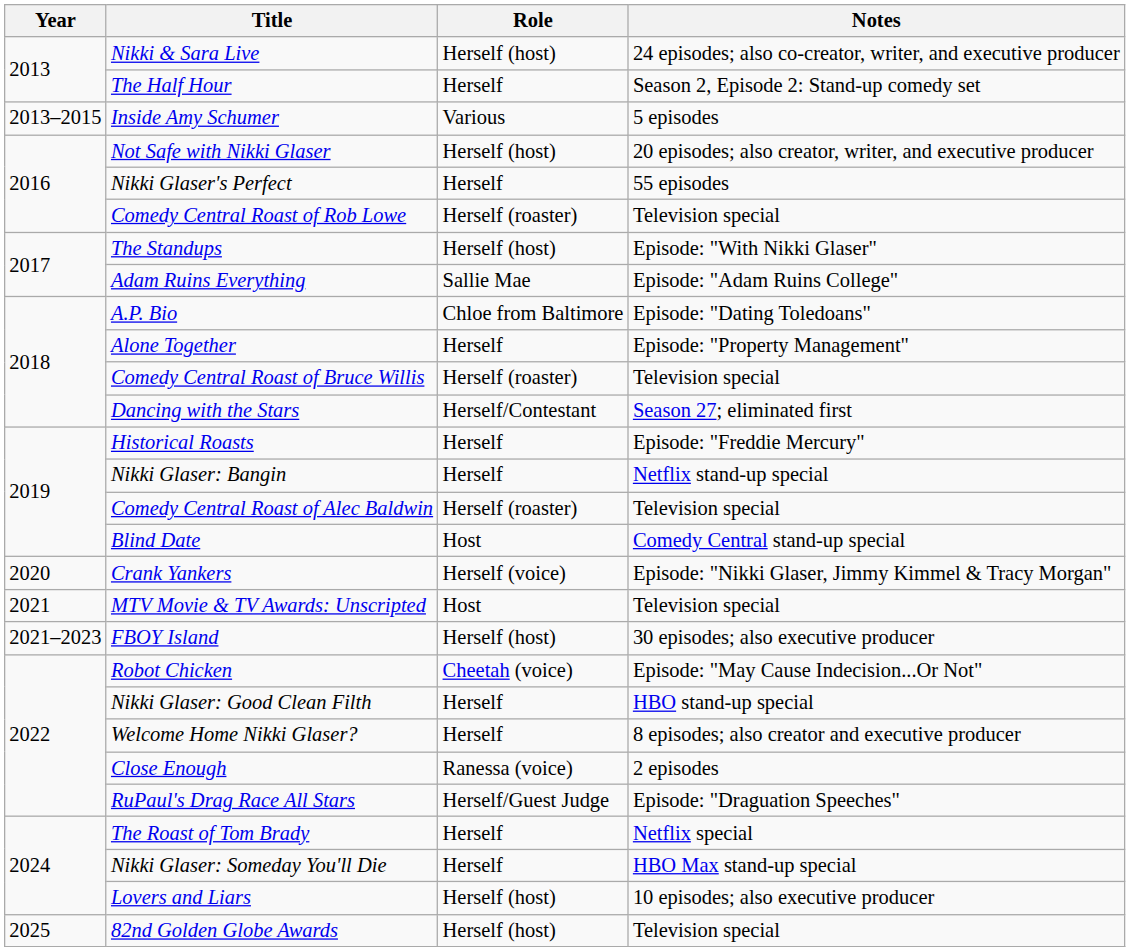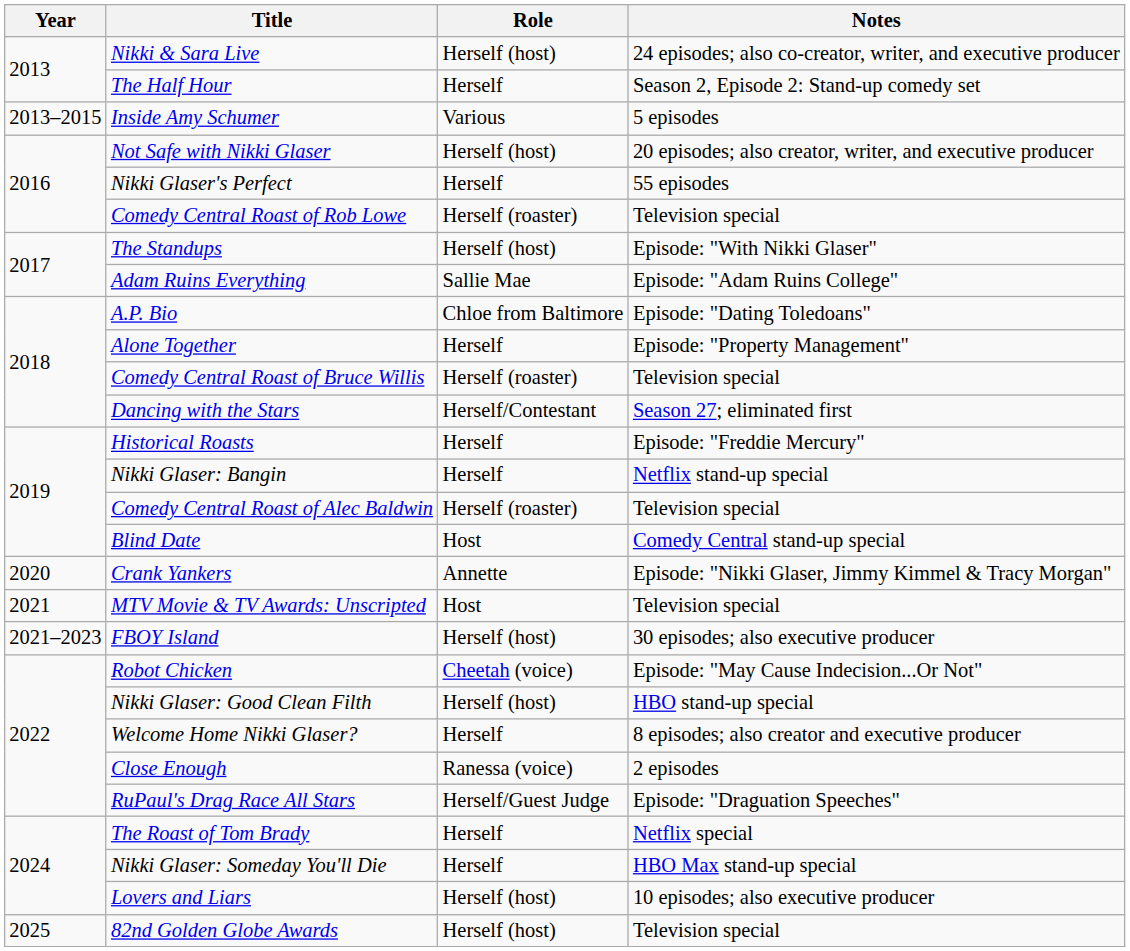(504, 572) Herself (voice) -> (475, 572) Annette
(473, 702) Herself -> (499, 702) Herself (host)
